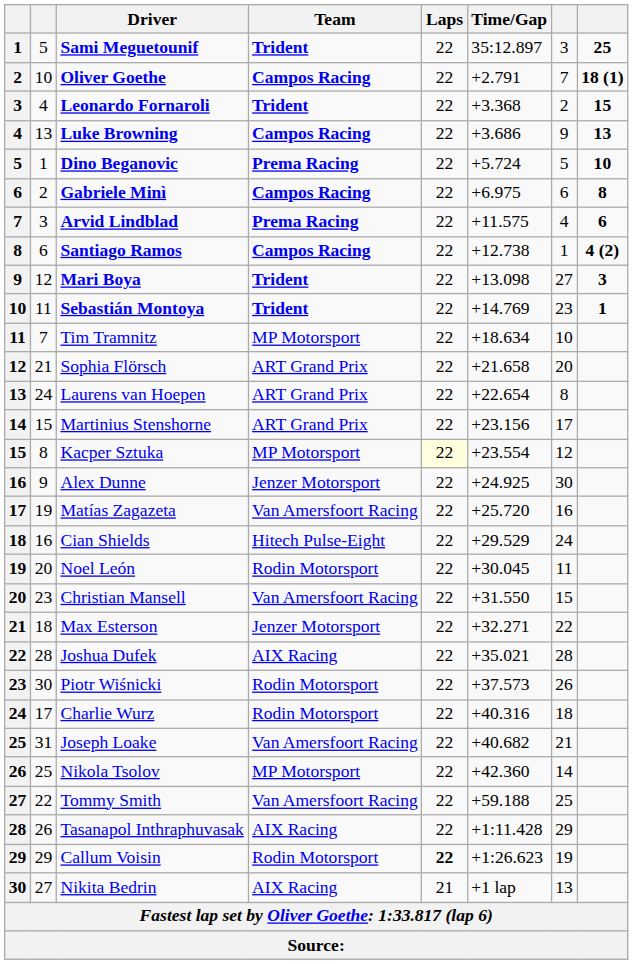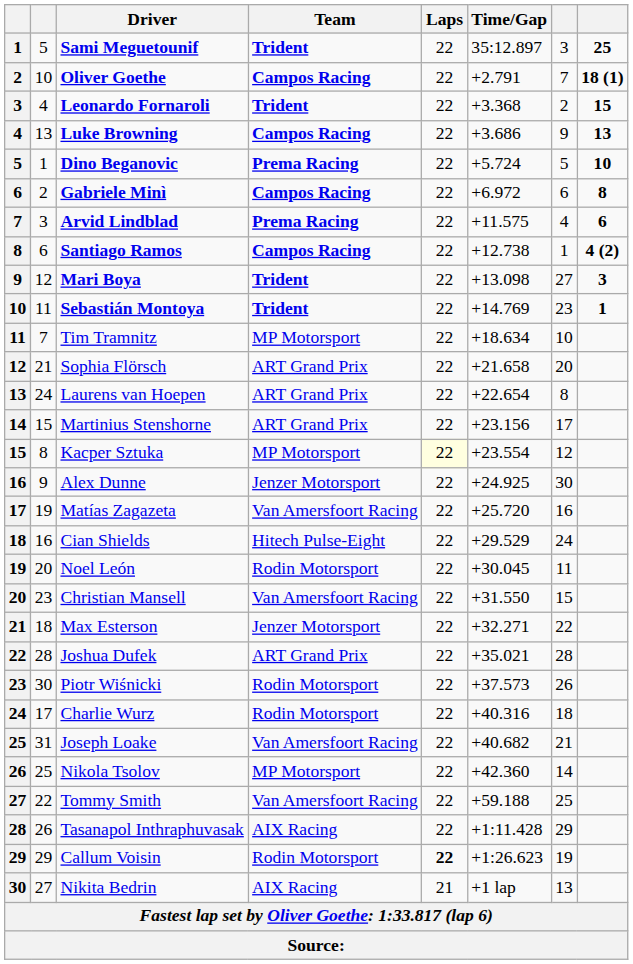(496, 192) +6.975 -> (496, 192) +6.972
(295, 655) AIX Racing -> (310, 655) ART Grand Prix
